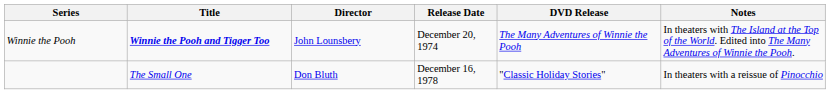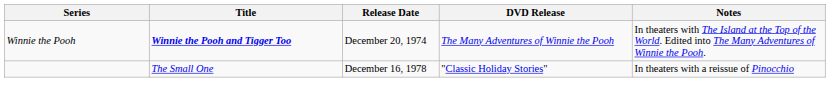- column: (353, 12)
